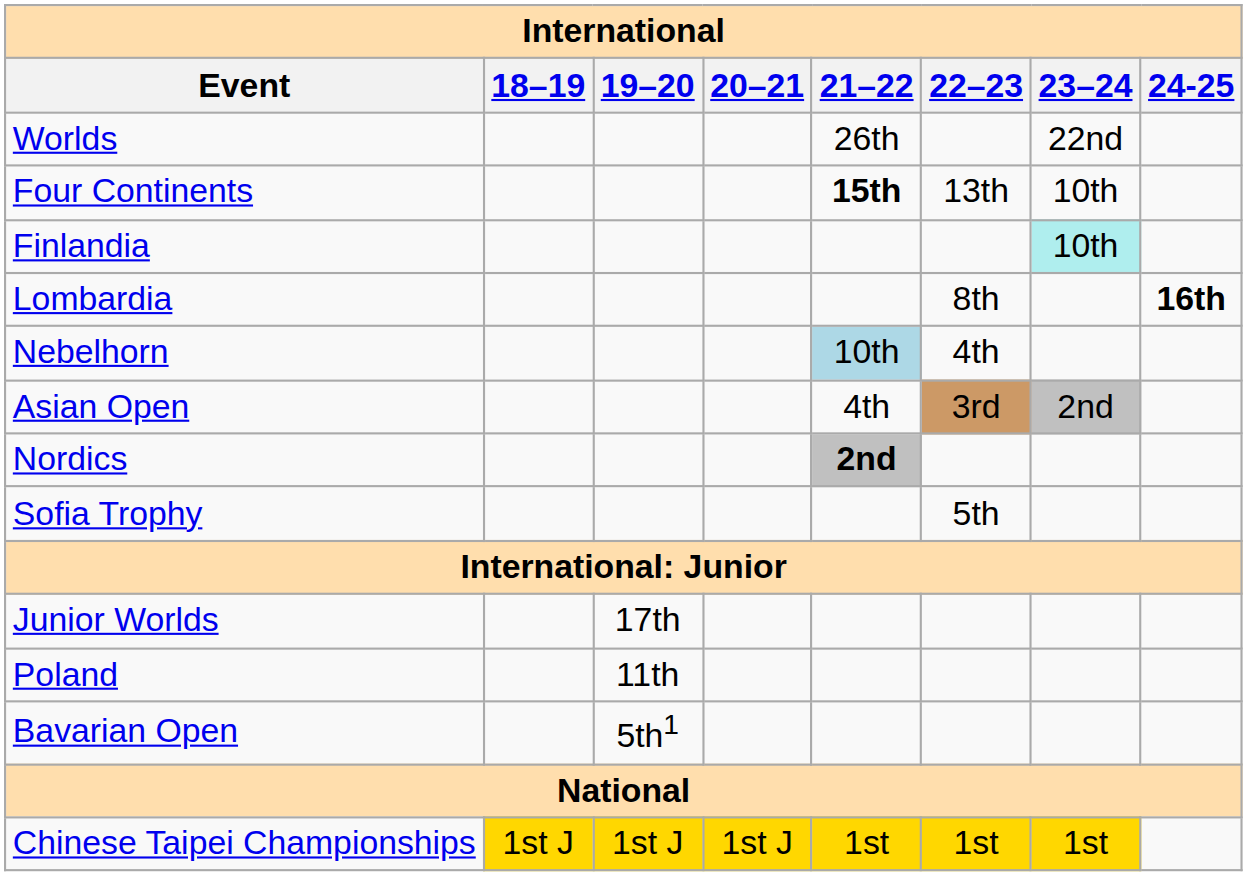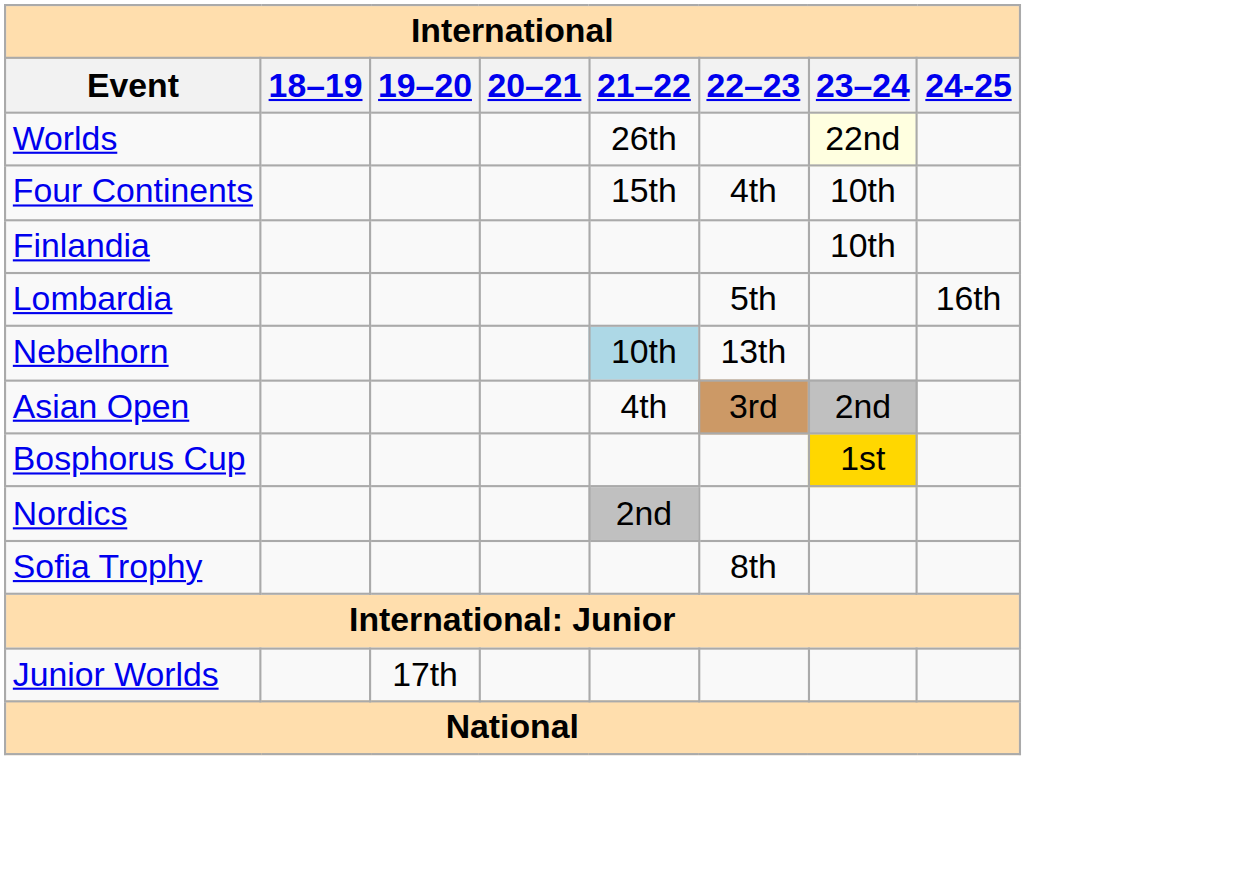(1086, 138) no background -> (863, 138) lightyellow background
(867, 191) bold -> (644, 191) normal
(976, 191) 13th -> (753, 191) 4th
(1086, 245) paleturquoise background -> (863, 245) no background
(976, 298) 8th -> (753, 298) 5th
(1191, 298) bold -> (969, 298) normal
(976, 352) 4th -> (753, 352) 13th
+ row: (129, 459)
(867, 459) bold -> (644, 513) normal
(976, 513) 5th -> (753, 566) 8th
- row: (65, 673)
- row: (125, 731)
- row: (244, 843)
